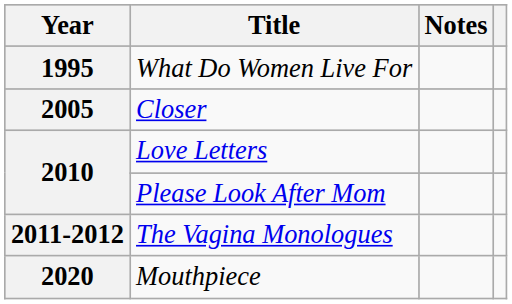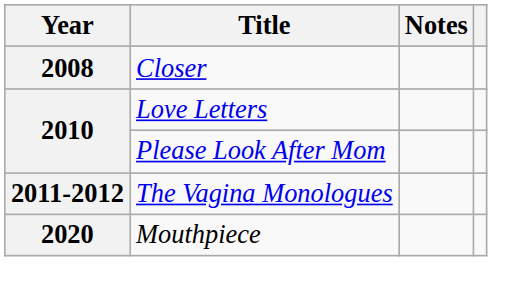- row: (274, 67)
(67, 109) 2005 -> (67, 67) 2008
